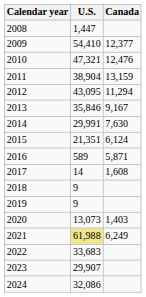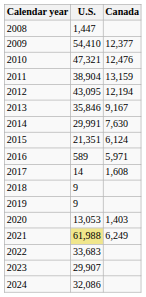(119, 92) 11,294 -> (119, 92) 12,194
(117, 156) 5,871 -> (117, 156) 5,971
(87, 220) 13,073 -> (87, 220) 13,053
